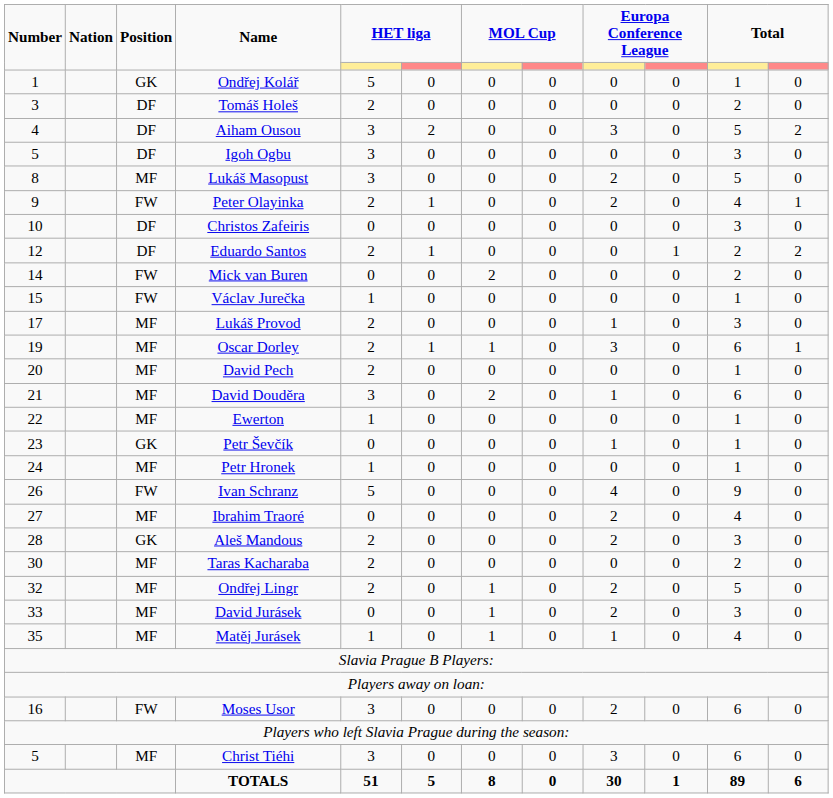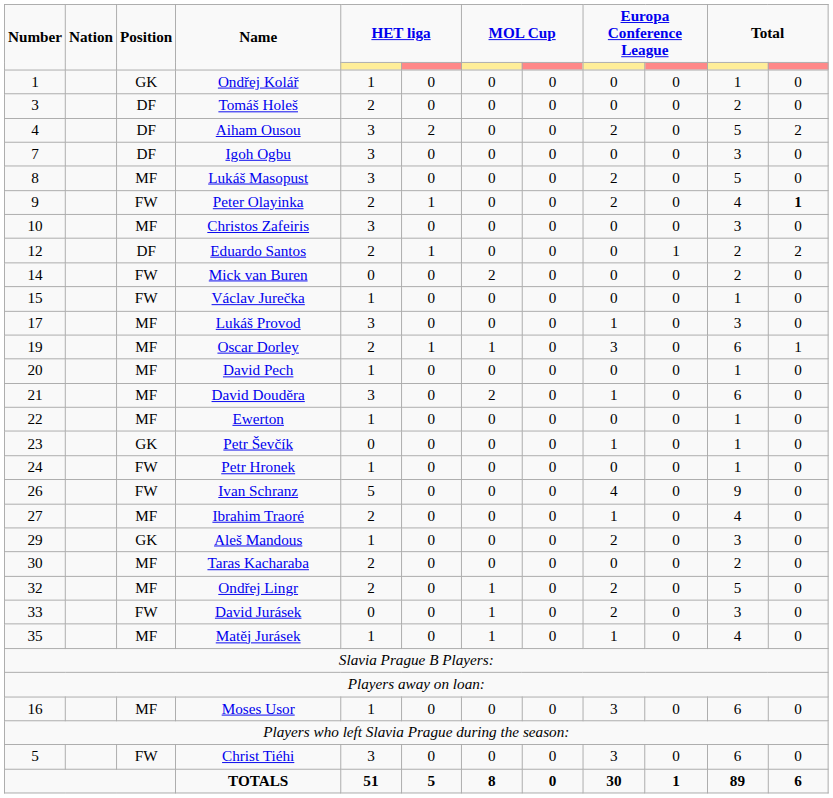(371, 81) 5 -> (371, 81) 1
(614, 130) 3 -> (614, 130) 2
(35, 154) 5 -> (35, 154) 7
(798, 202) normal -> (798, 202) bold
(146, 226) DF -> (146, 226) MF
(371, 226) 0 -> (371, 226) 3
(371, 322) 2 -> (371, 322) 3
(371, 371) 2 -> (371, 371) 1
(146, 467) MF -> (146, 467) FW
(371, 515) 0 -> (371, 515) 2
(614, 515) 2 -> (614, 515) 1
(35, 539) 28 -> (35, 539) 29
(371, 539) 2 -> (371, 539) 1
(146, 612) MF -> (146, 612) FW
(146, 708) FW -> (146, 708) MF
(371, 708) 3 -> (371, 708) 1
(614, 708) 2 -> (614, 708) 3
(146, 756) MF -> (146, 756) FW
